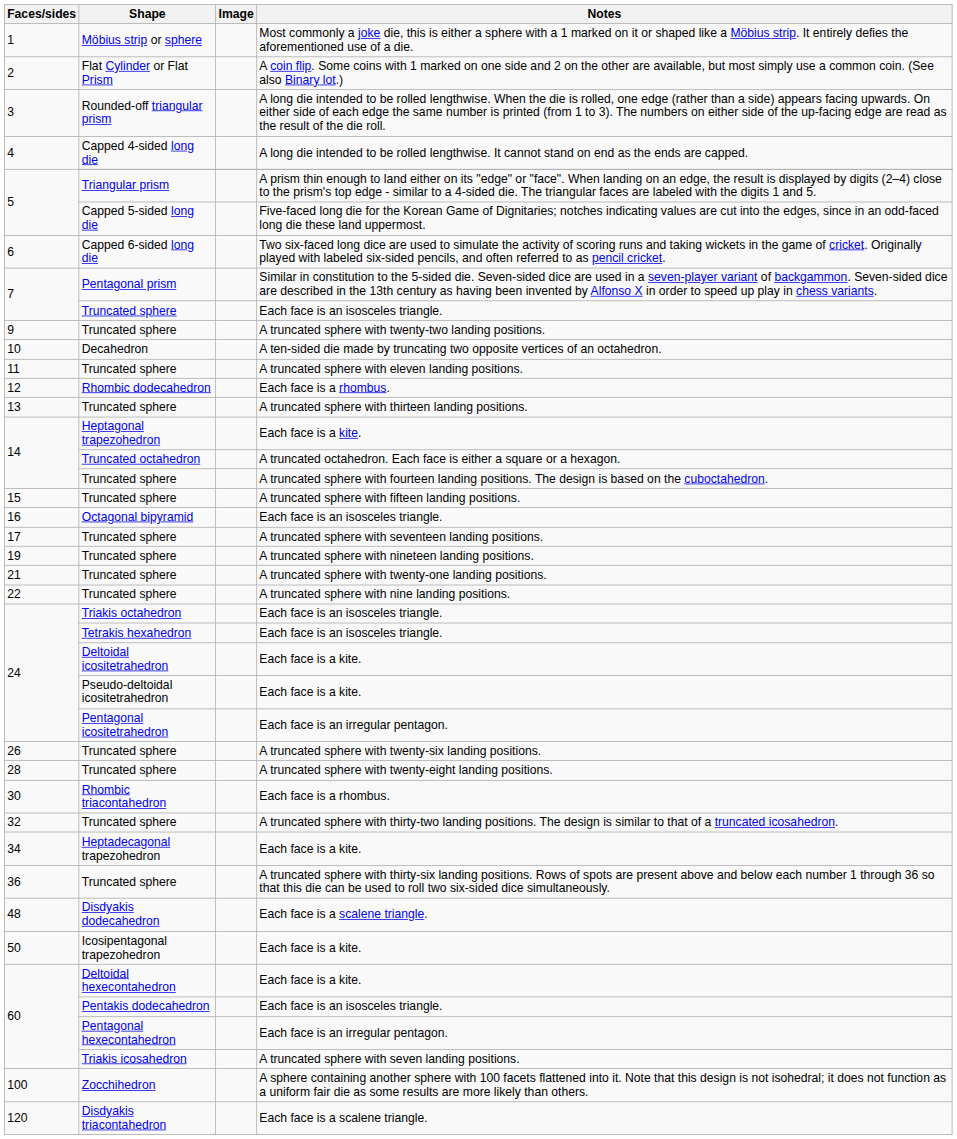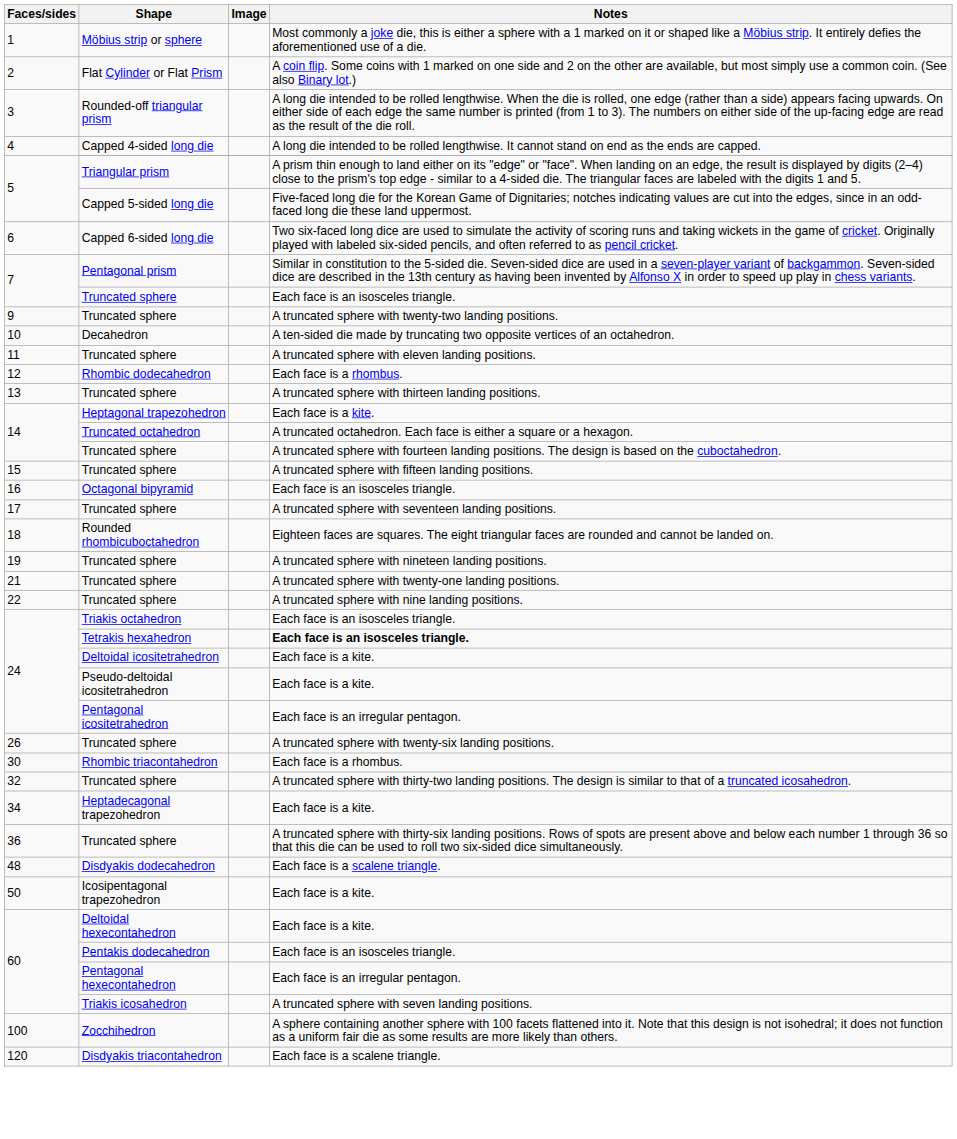+ row: (14, 535)
(351, 633) normal -> (371, 638) bold
- row: (14, 770)
